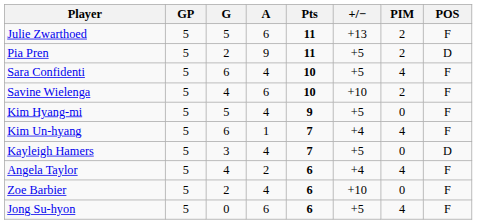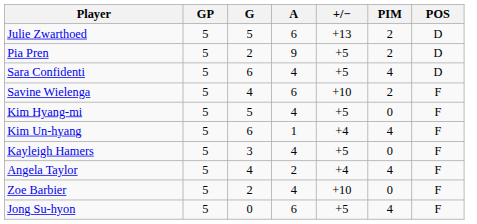- column: (310, 14)
(447, 33) F -> (438, 33) D
(447, 72) F -> (438, 72) D
(447, 151) D -> (438, 151) F
